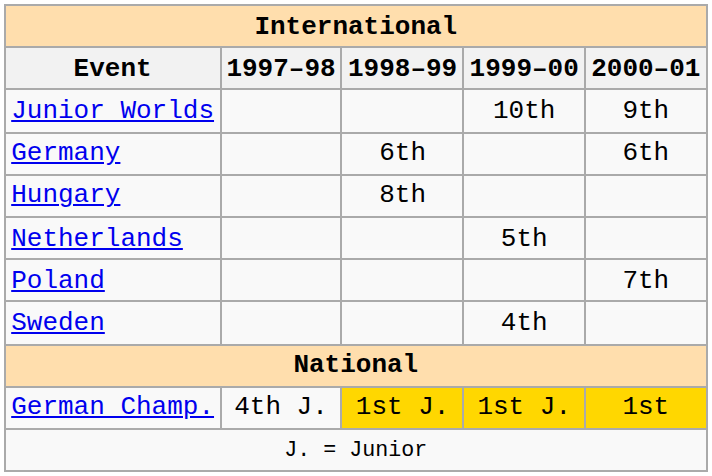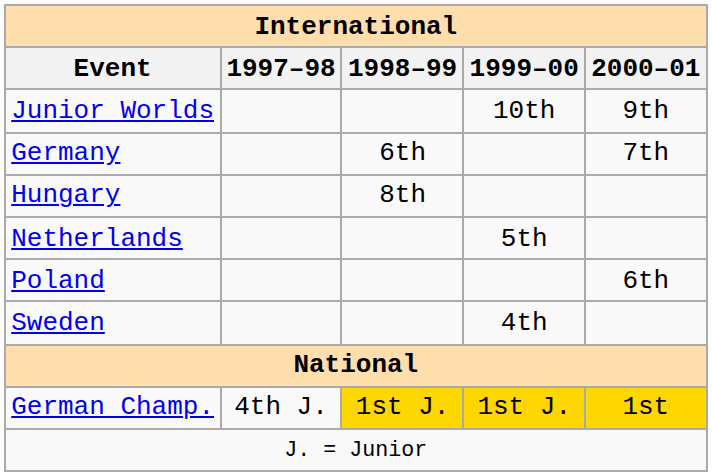(646, 153) 6th -> (646, 153) 7th
(646, 280) 7th -> (646, 280) 6th
